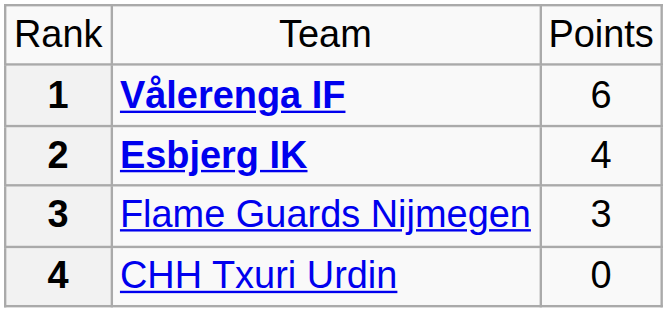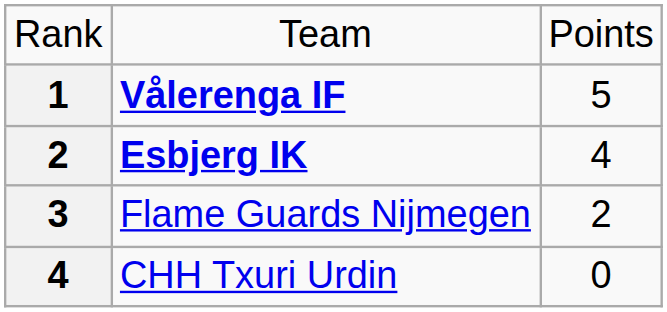(601, 94) 6 -> (601, 94) 5
(601, 214) 3 -> (601, 214) 2
